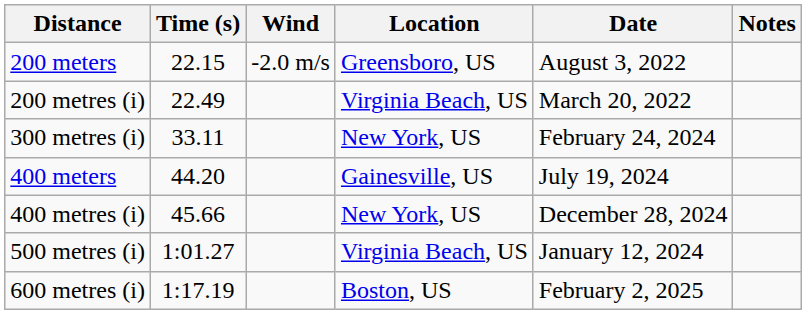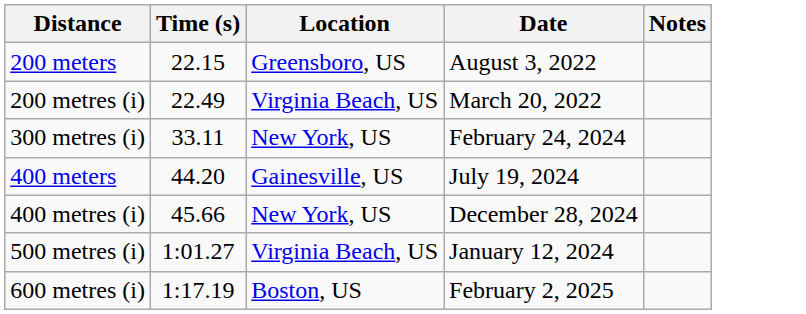- column: (291, 23)
